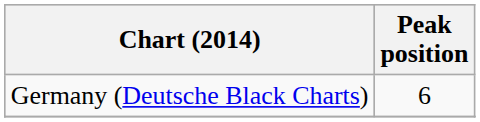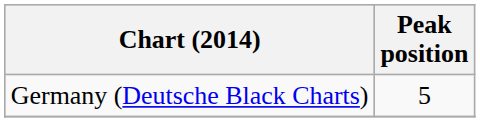(424, 95) 6 -> (424, 95) 5
